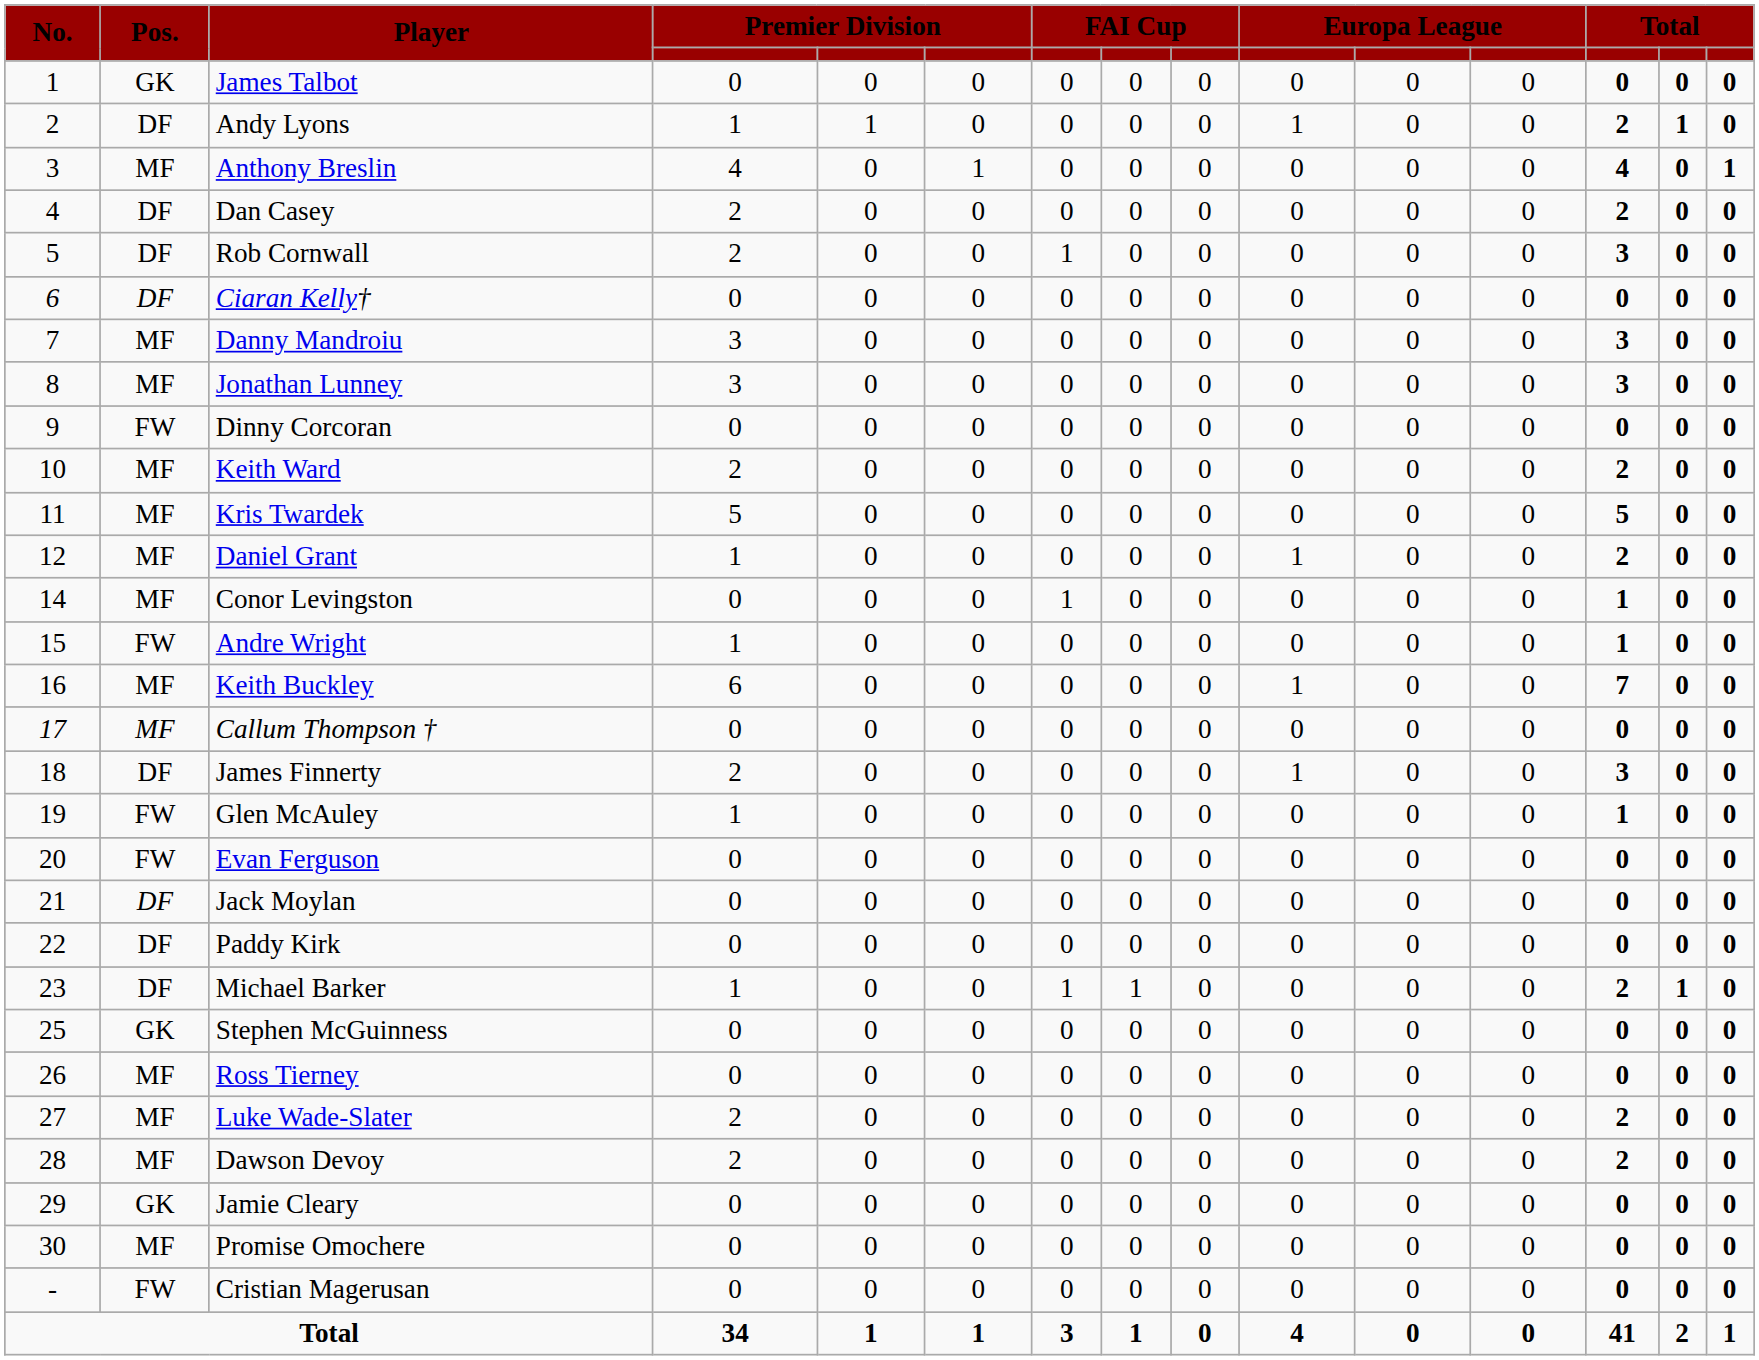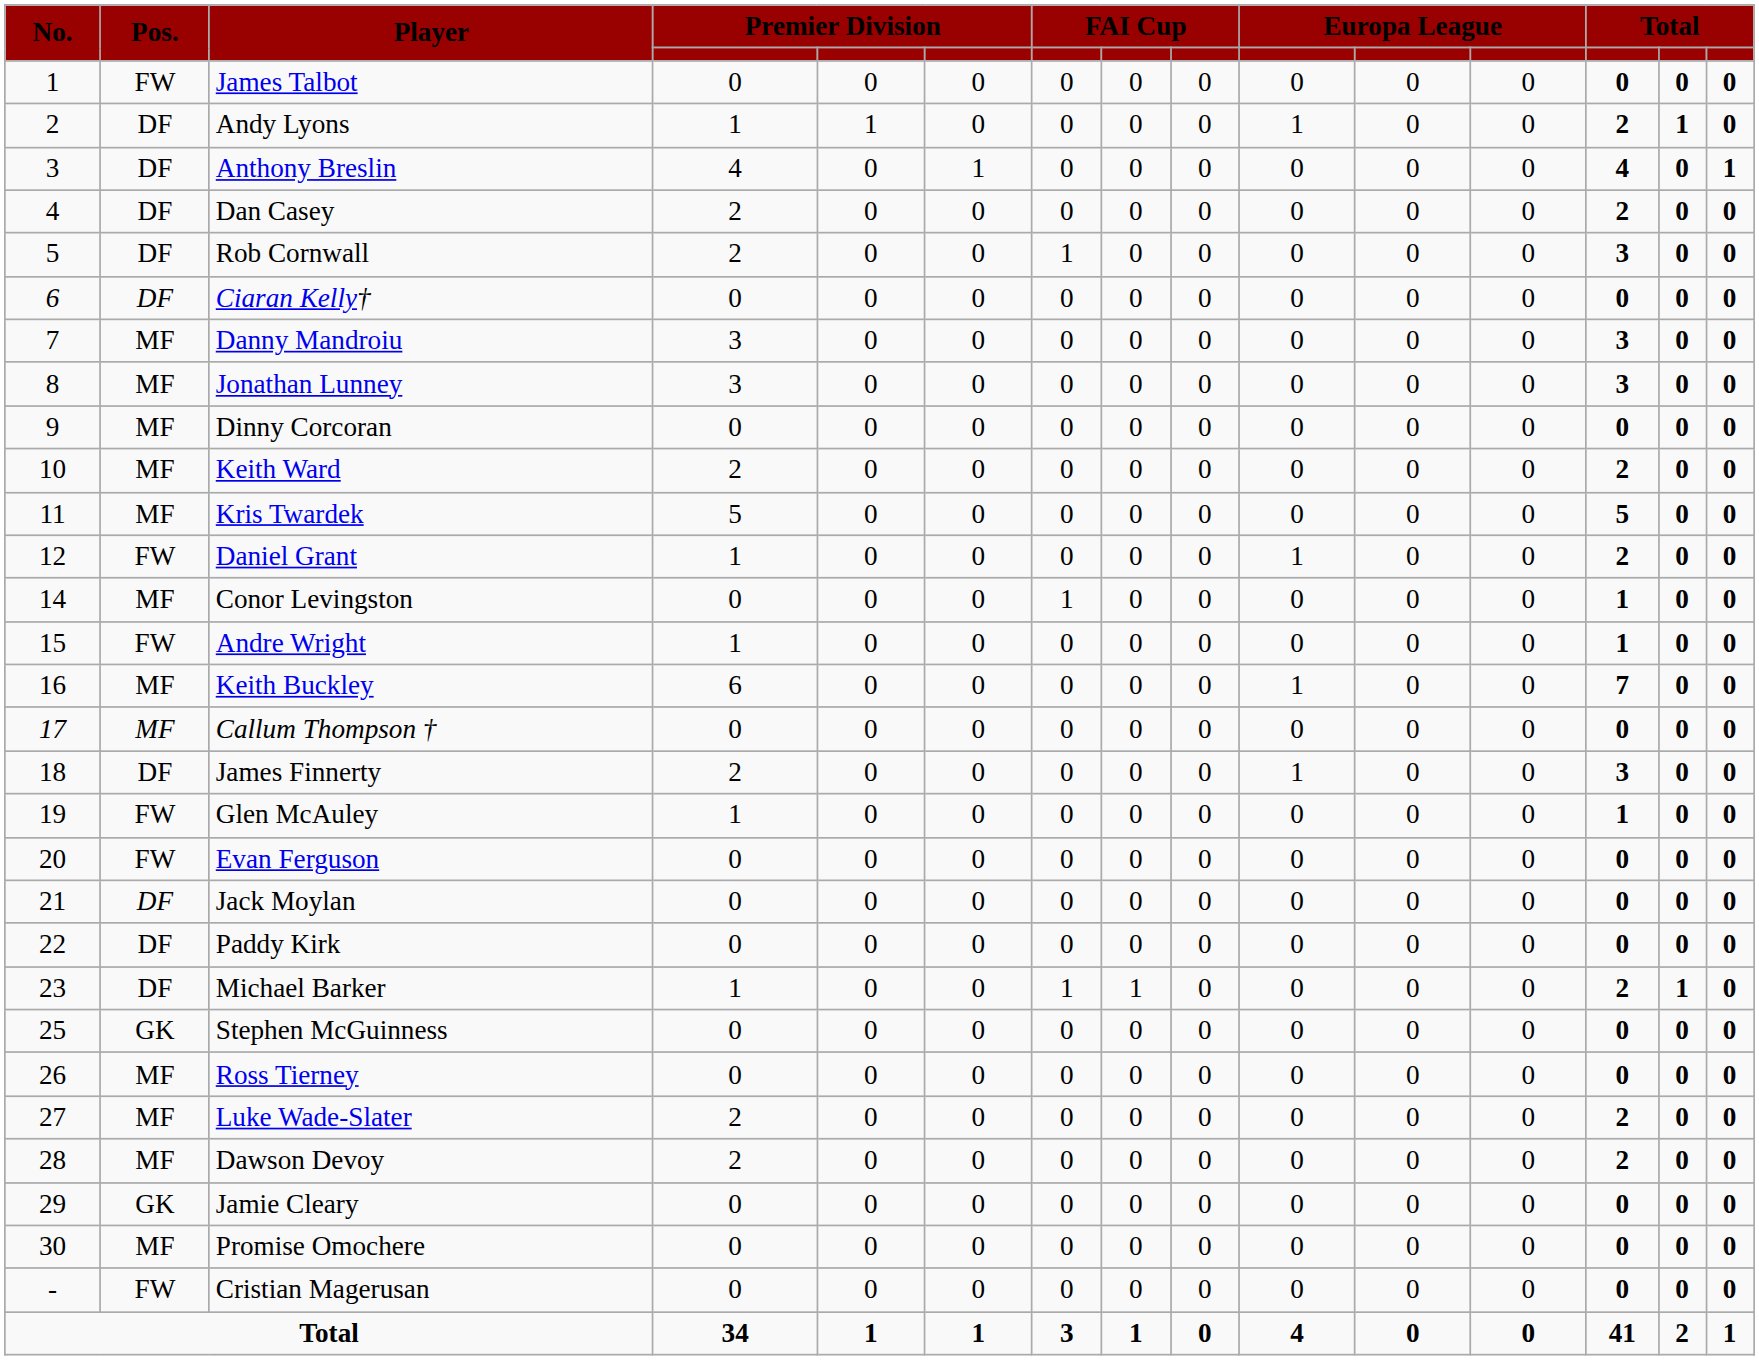(155, 81) GK -> (155, 81) FW
(155, 168) MF -> (155, 168) DF
(155, 426) FW -> (155, 426) MF
(155, 556) MF -> (155, 556) FW
